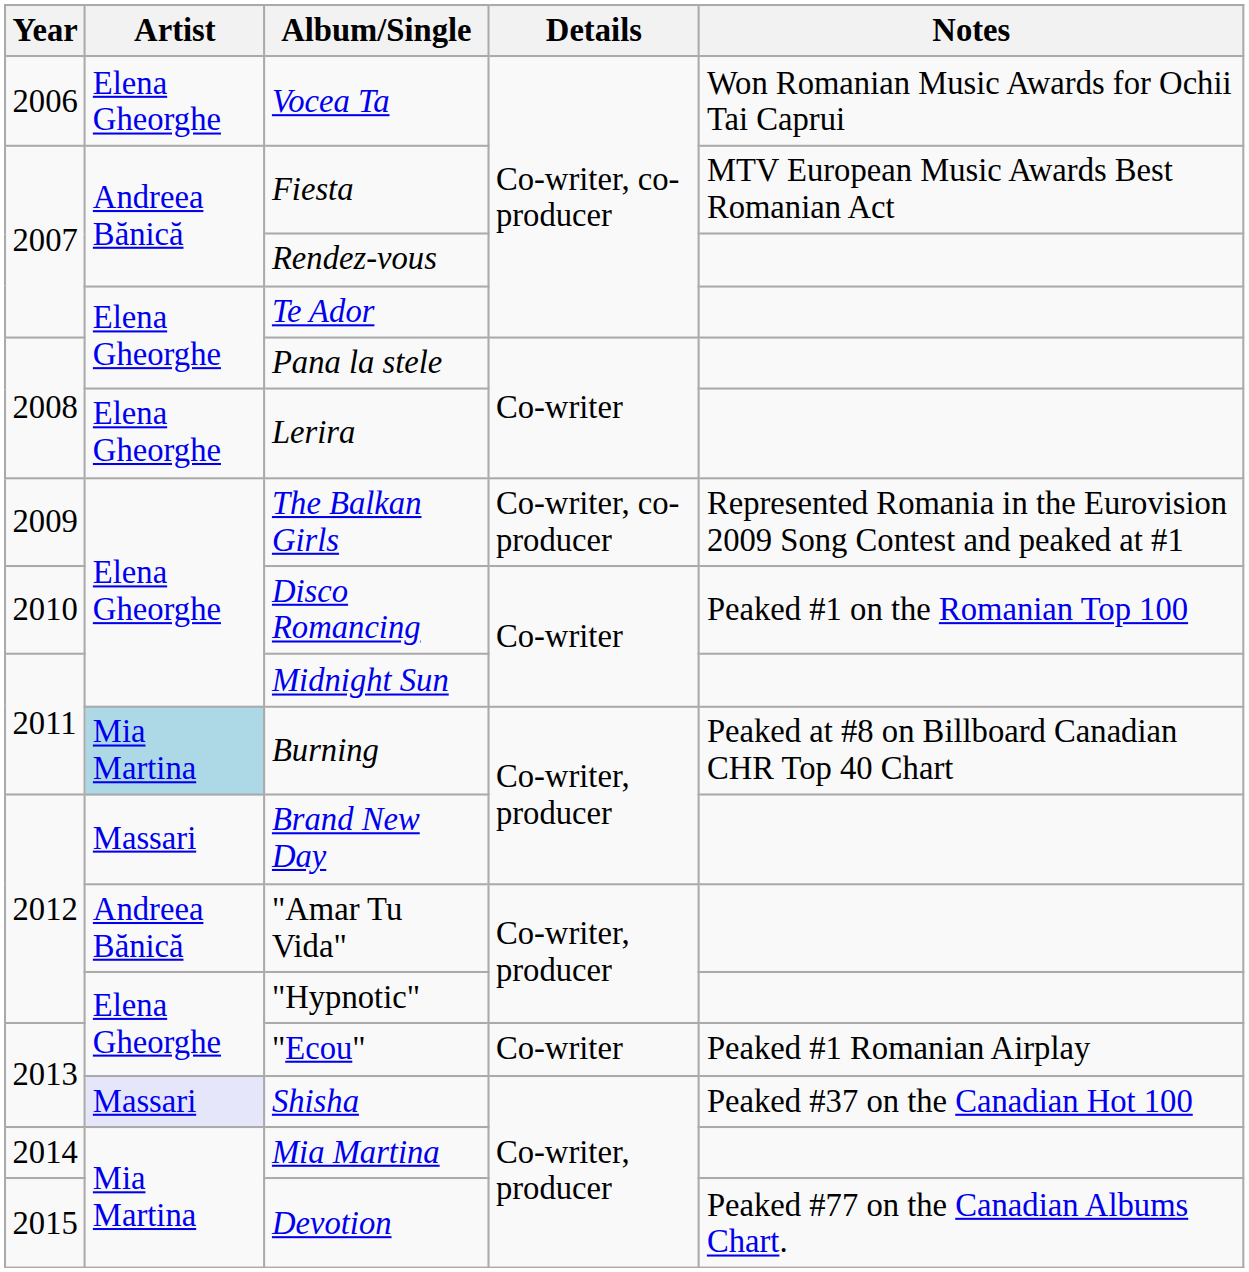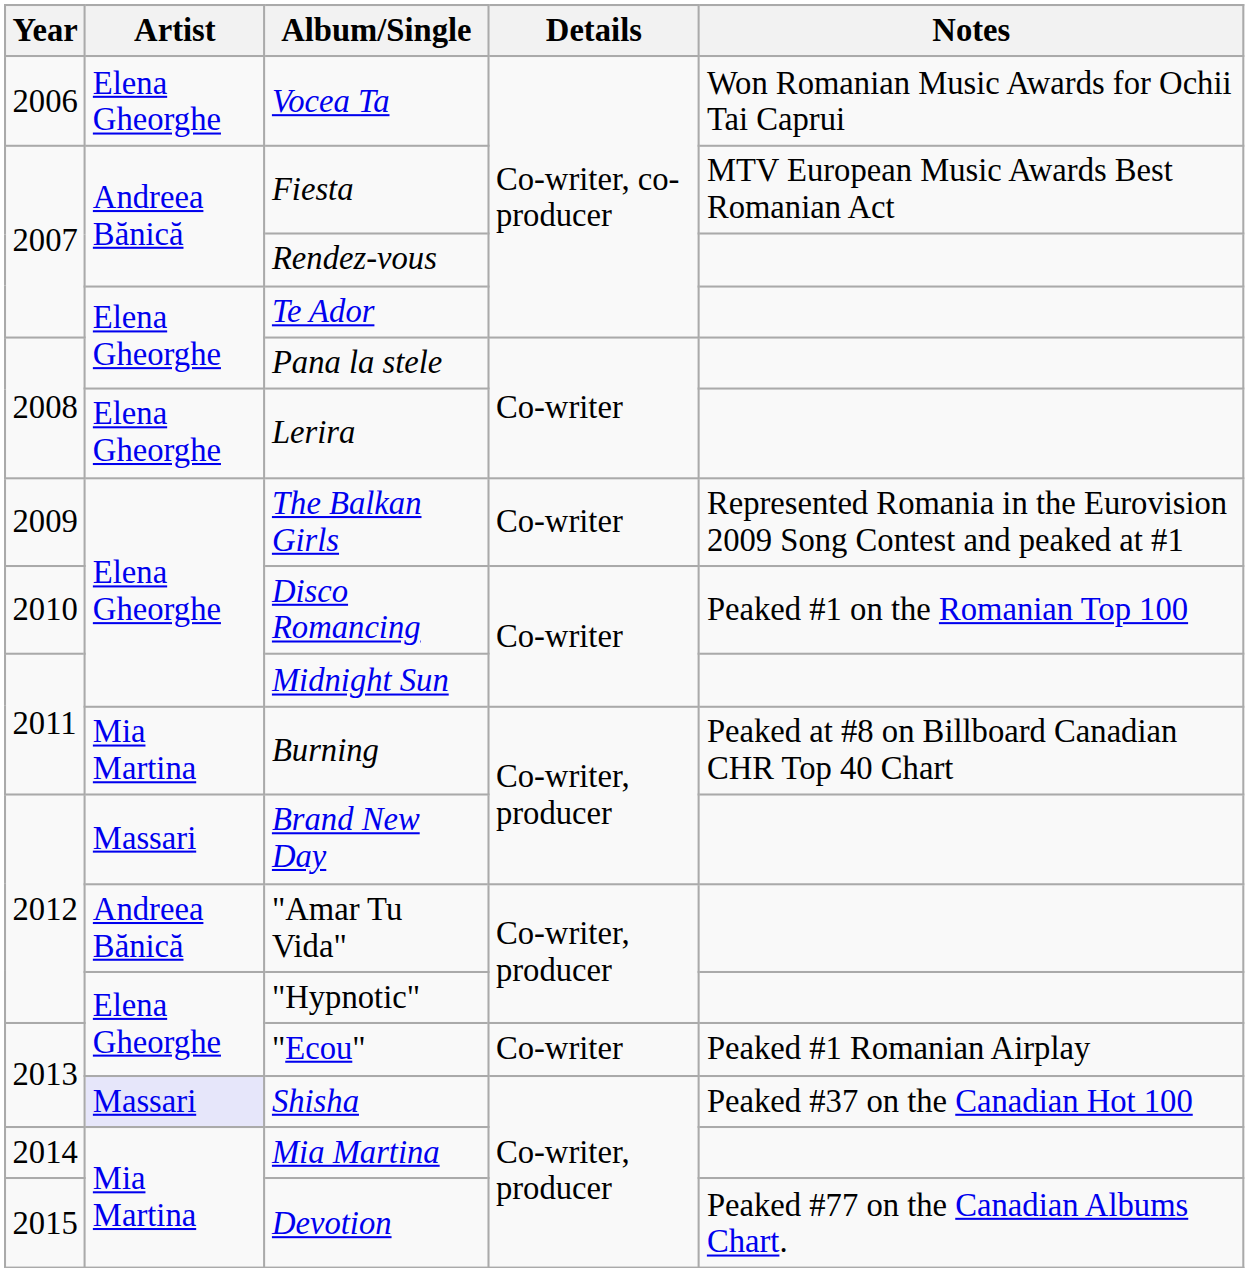(588, 521) Co-writer, co-producer -> (559, 521) Co-writer
(145, 749) lightblue background -> (145, 749) no background
